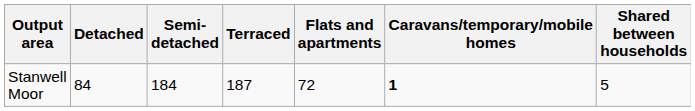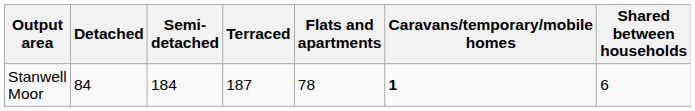(306, 85) 72 -> (306, 85) 78
(604, 85) 5 -> (604, 85) 6
